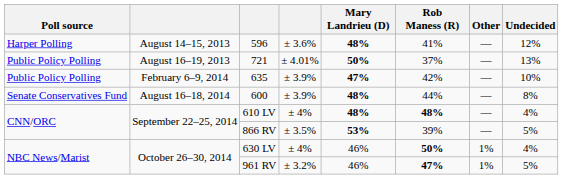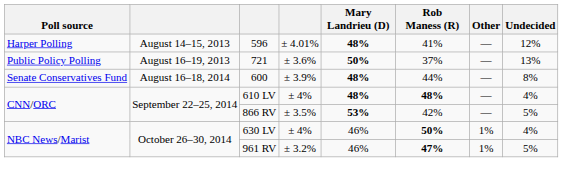(300, 43) ± 3.6% -> (300, 43) ± 4.01%
(300, 60) ± 4.01% -> (300, 60) ± 3.6%
- row: (259, 78)
(432, 130) 39% -> (432, 113) 42%
